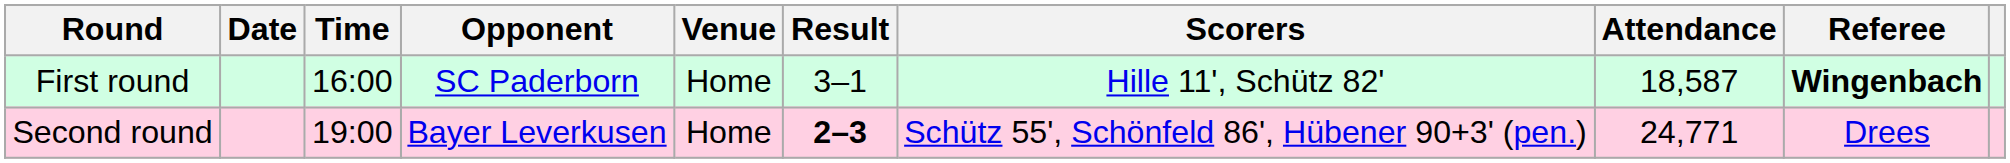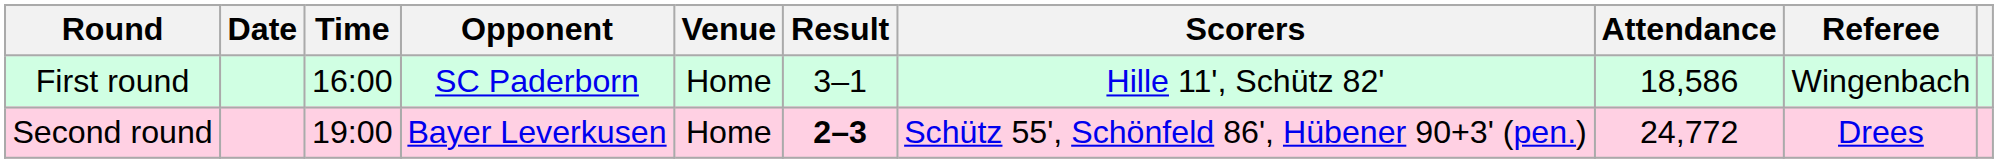(1689, 81) 18,587 -> (1689, 81) 18,586
(1887, 81) bold -> (1881, 81) normal
(1689, 132) 24,771 -> (1689, 132) 24,772
